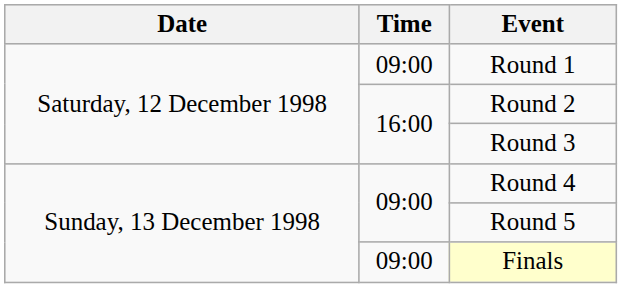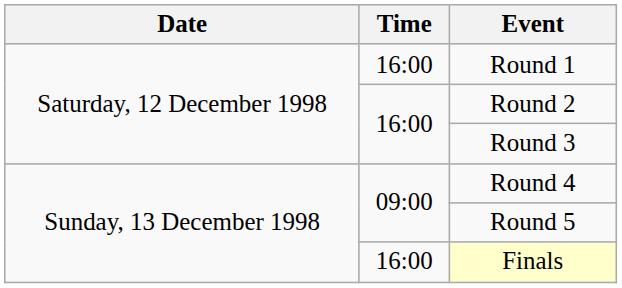(404, 63) 09:00 -> (404, 63) 16:00
(404, 261) 09:00 -> (404, 261) 16:00
